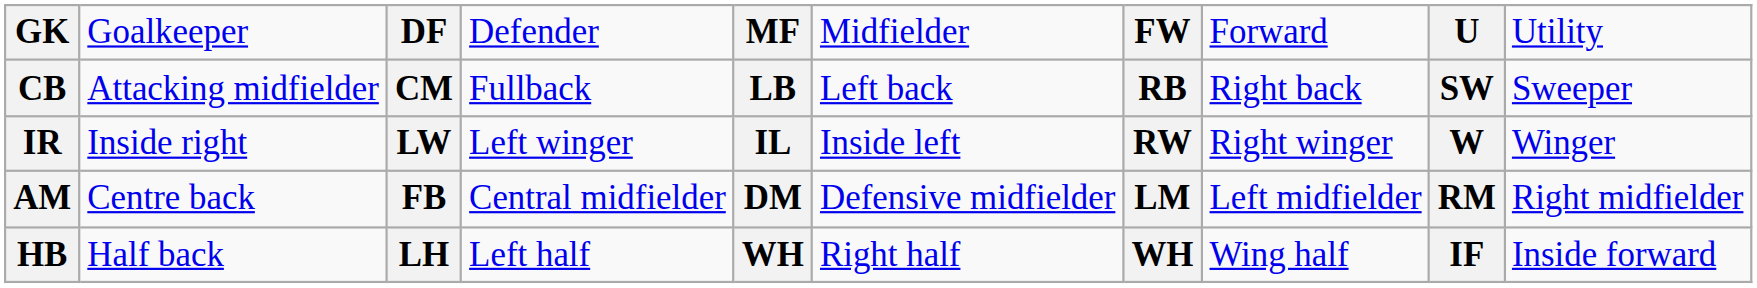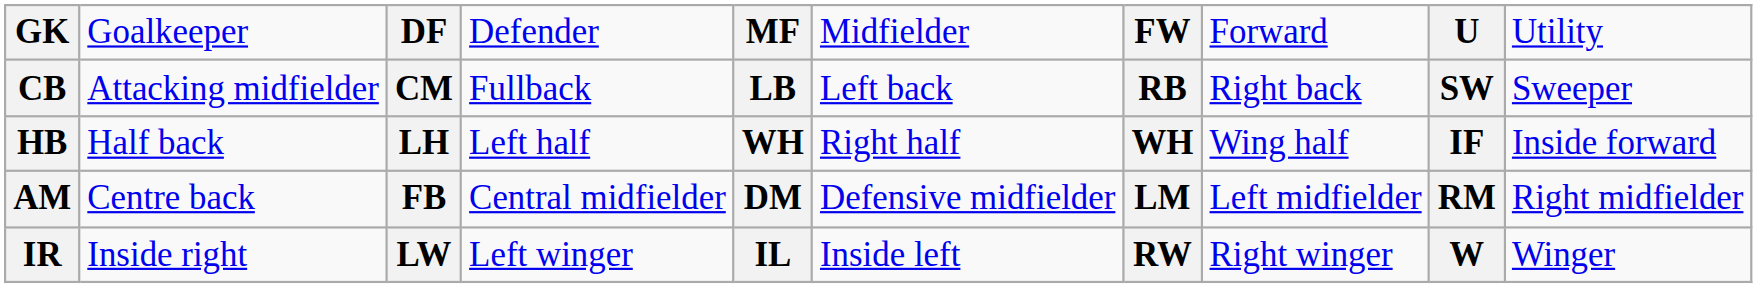rows swapped: (42, 253) <-> (42, 142)
